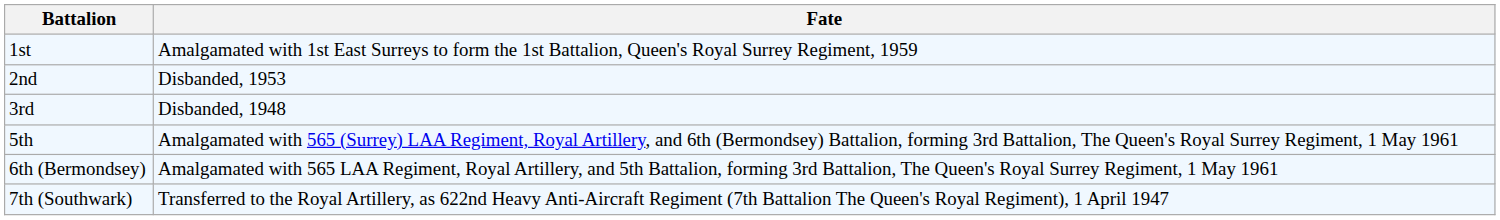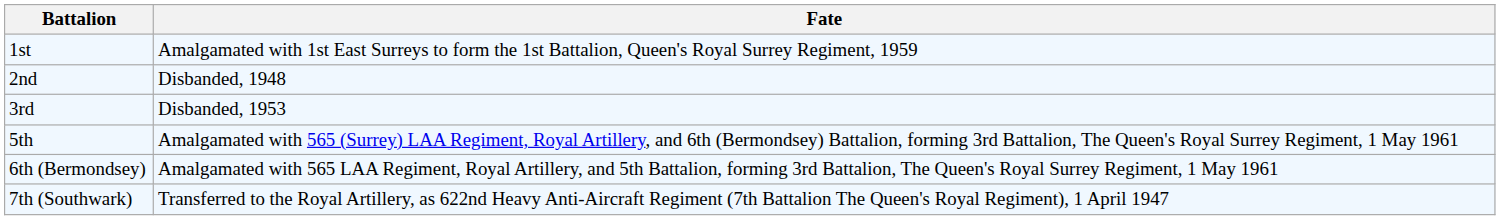(222, 79) Disbanded, 1953 -> (222, 79) Disbanded, 1948
(222, 109) Disbanded, 1948 -> (222, 109) Disbanded, 1953
